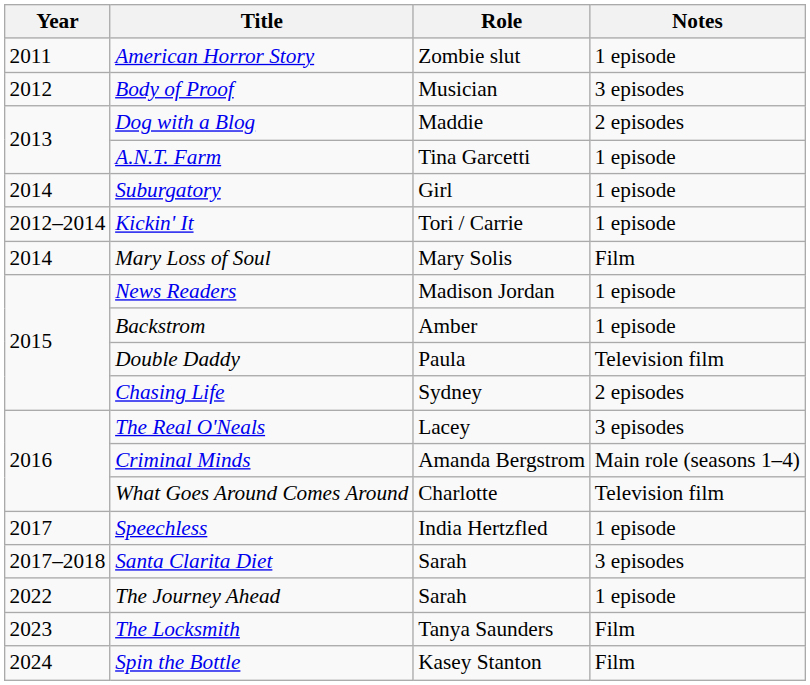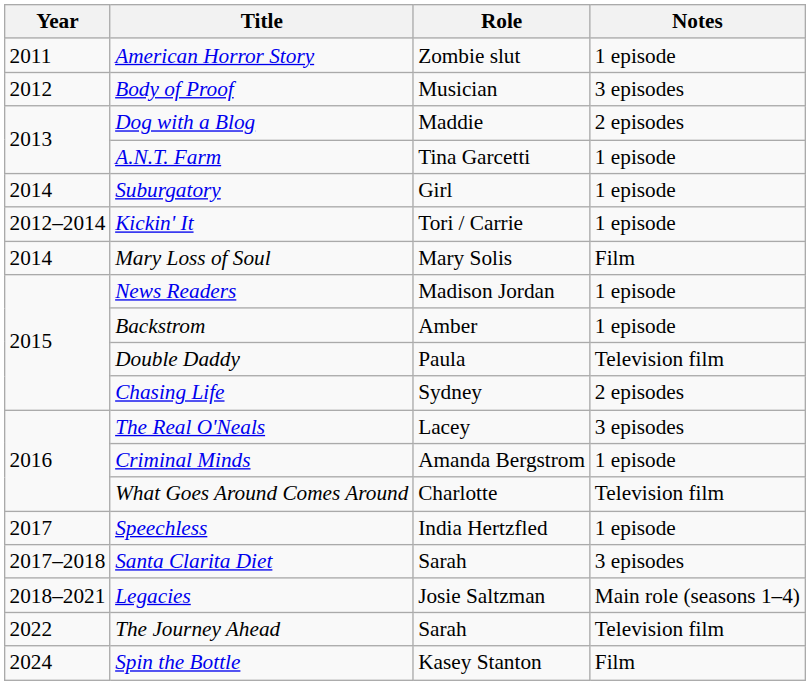(697, 460) Main role (seasons 1–4) -> (635, 460) 1 episode
+ row: (153, 595)
(635, 595) 1 episode -> (659, 628) Television film
- row: (178, 628)
